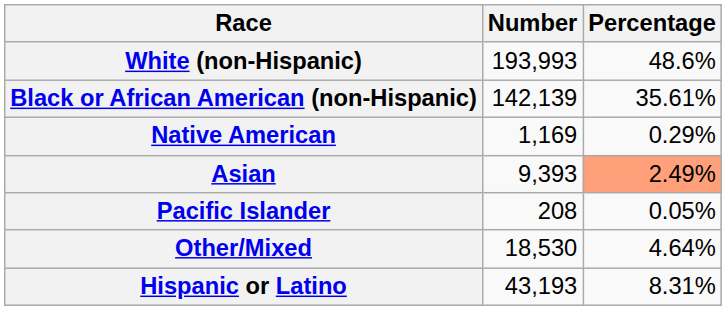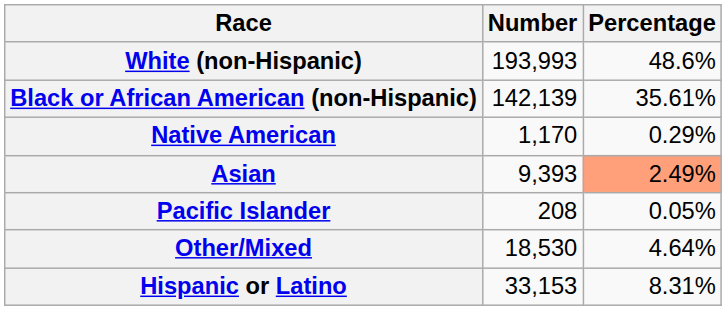(548, 135) 1,169 -> (548, 135) 1,170
(541, 286) 43,193 -> (541, 286) 33,153
